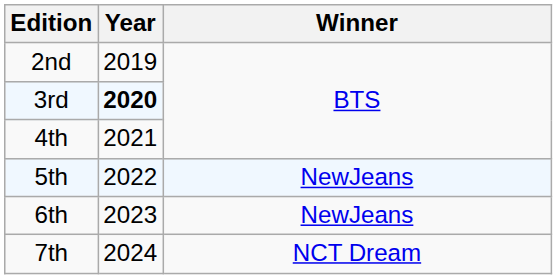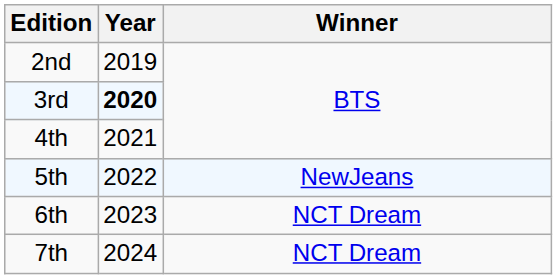(357, 215) NewJeans -> (357, 215) NCT Dream
